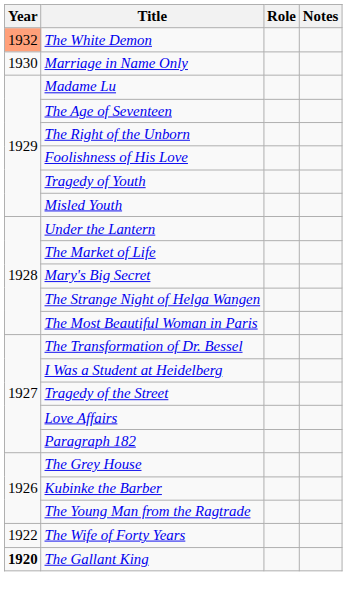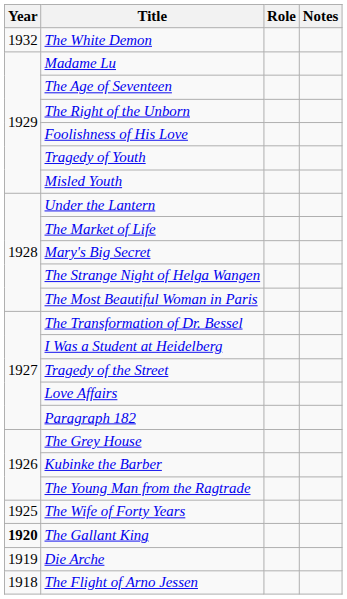(23, 39) lightsalmon background -> (23, 39) no background
- row: (116, 63)
(23, 535) 1922 -> (23, 511) 1925
+ row: (74, 559)
+ row: (121, 582)
